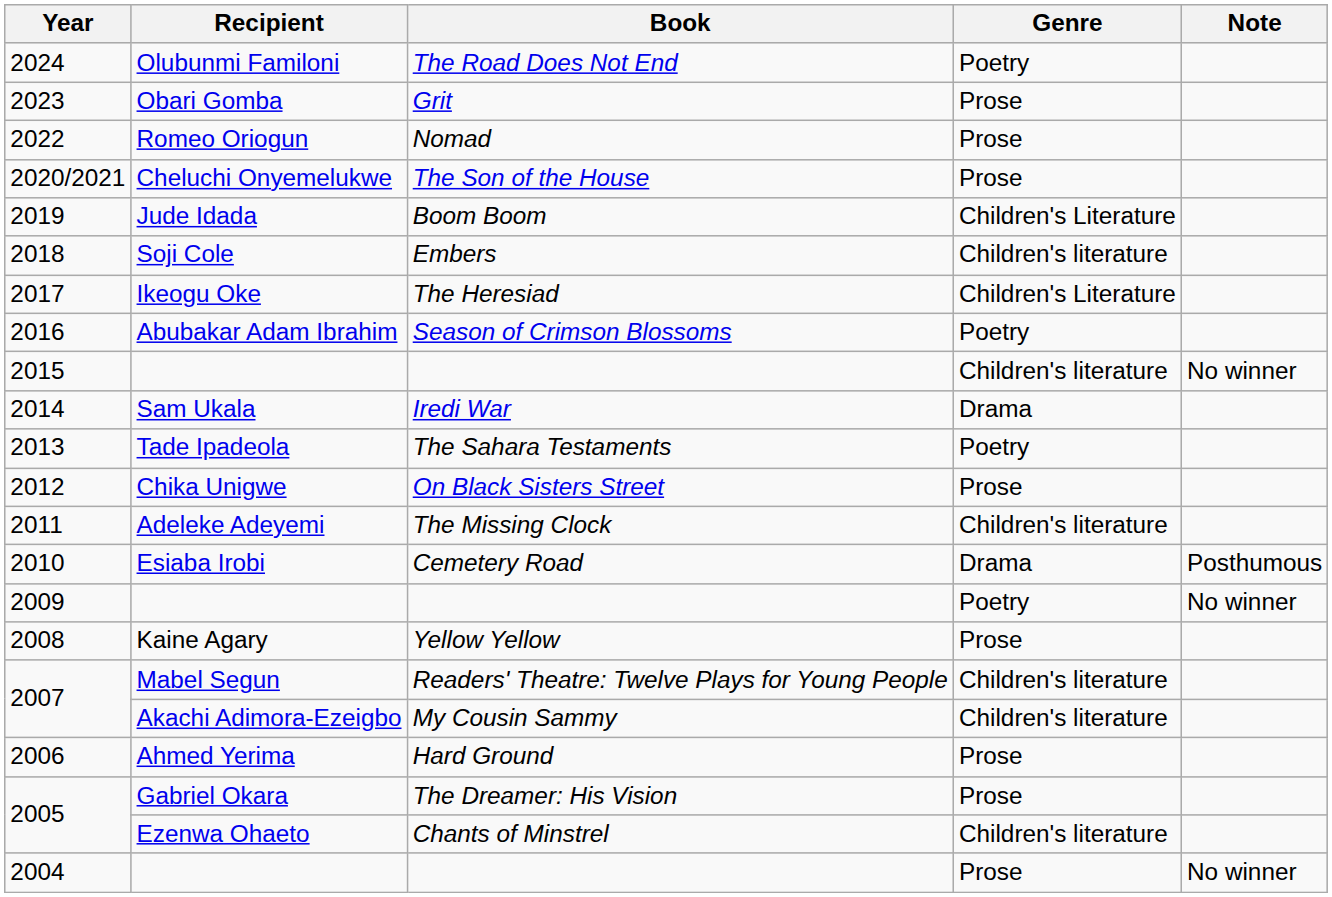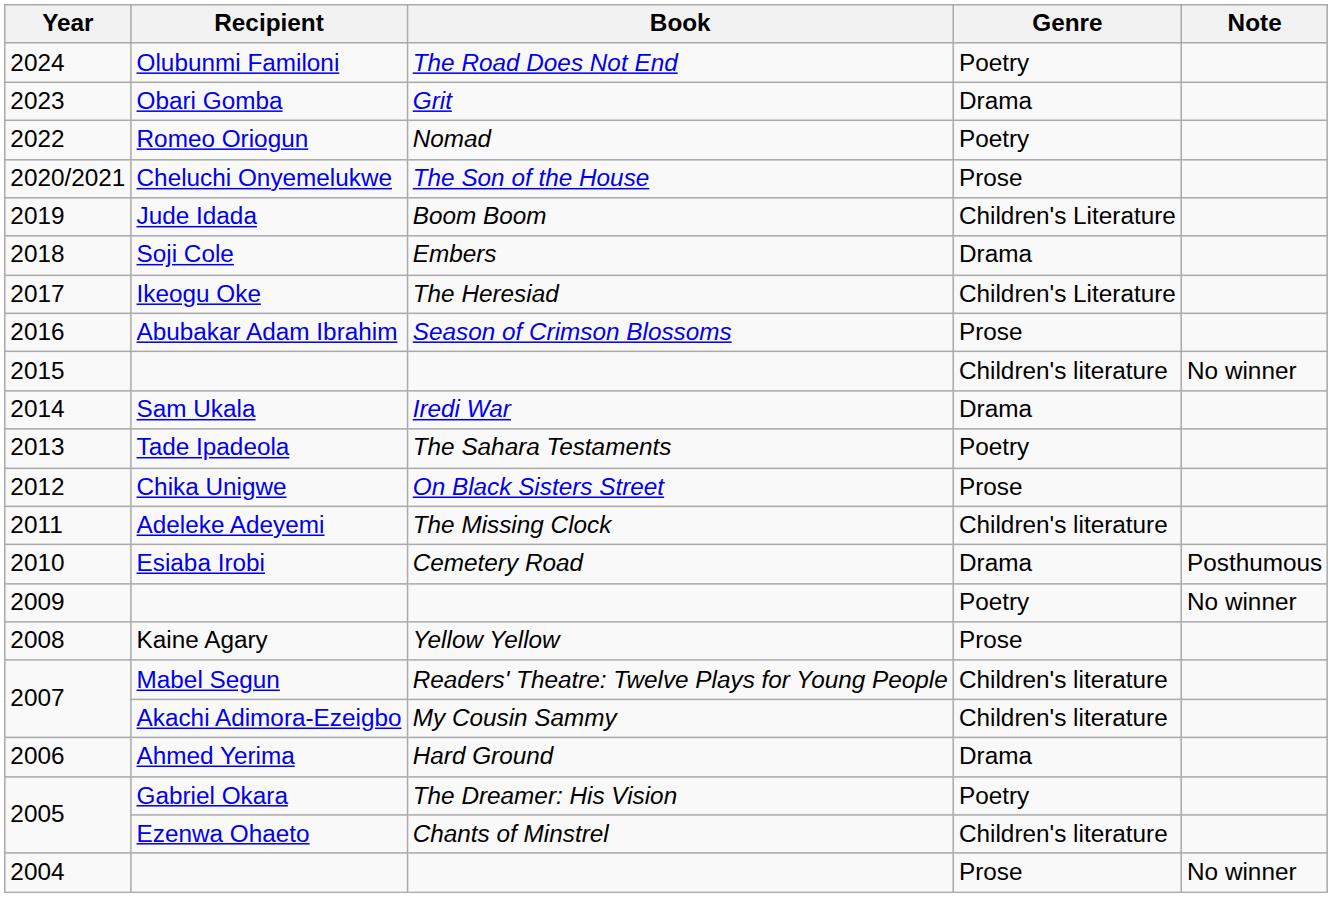(991, 100) Prose -> (995, 100) Drama
(991, 139) Prose -> (994, 139) Poetry
(1063, 255) Children's literature -> (995, 255) Drama
(994, 332) Poetry -> (991, 332) Prose
(991, 756) Prose -> (995, 756) Drama
(991, 795) Prose -> (994, 795) Poetry
